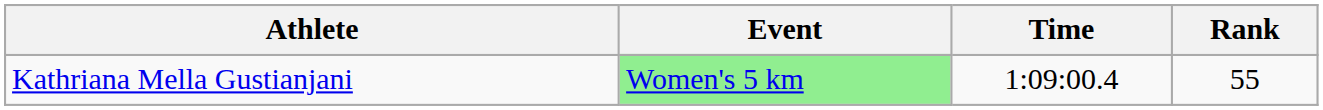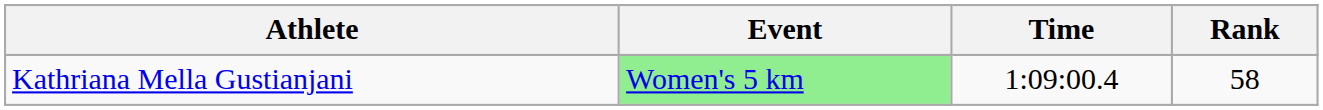(1245, 78) 55 -> (1245, 78) 58
